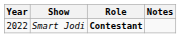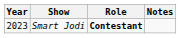(17, 26) 2022 -> (17, 26) 2023
